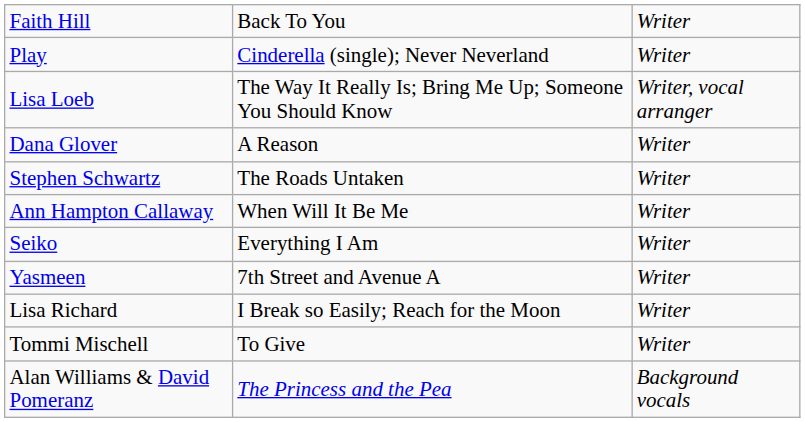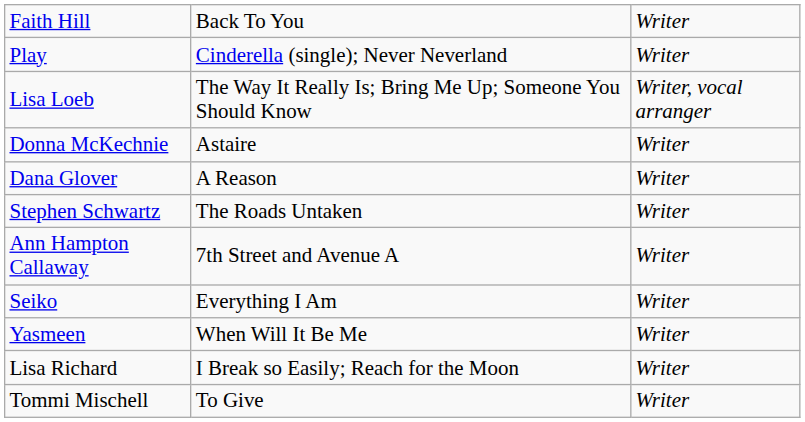+ row: (89, 144)
(323, 210) When Will It Be Me -> (298, 255) 7th Street and Avenue A
(339, 277) 7th Street and Avenue A -> (281, 334) When Will It Be Me
- row: (109, 388)
